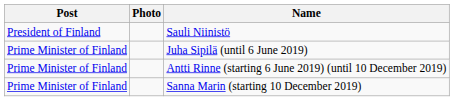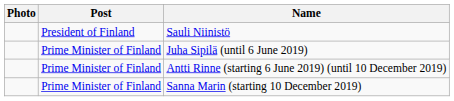columns swapped: (147, 13) <-> (67, 13)
